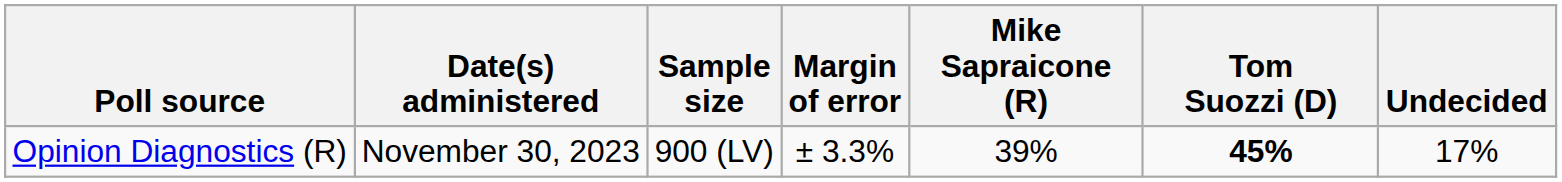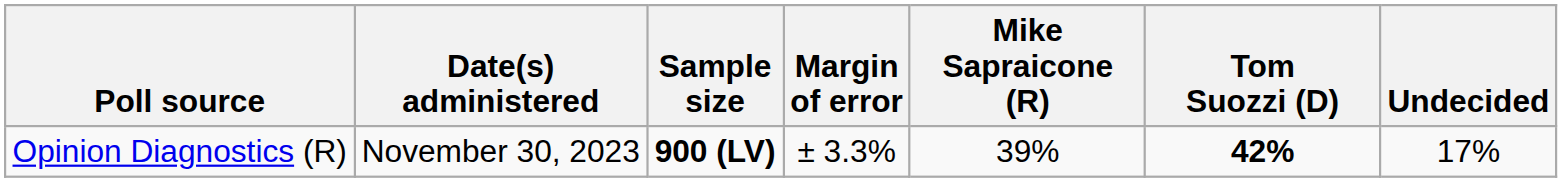(714, 151) normal -> (715, 151) bold
(1261, 151) 45% -> (1263, 151) 42%
